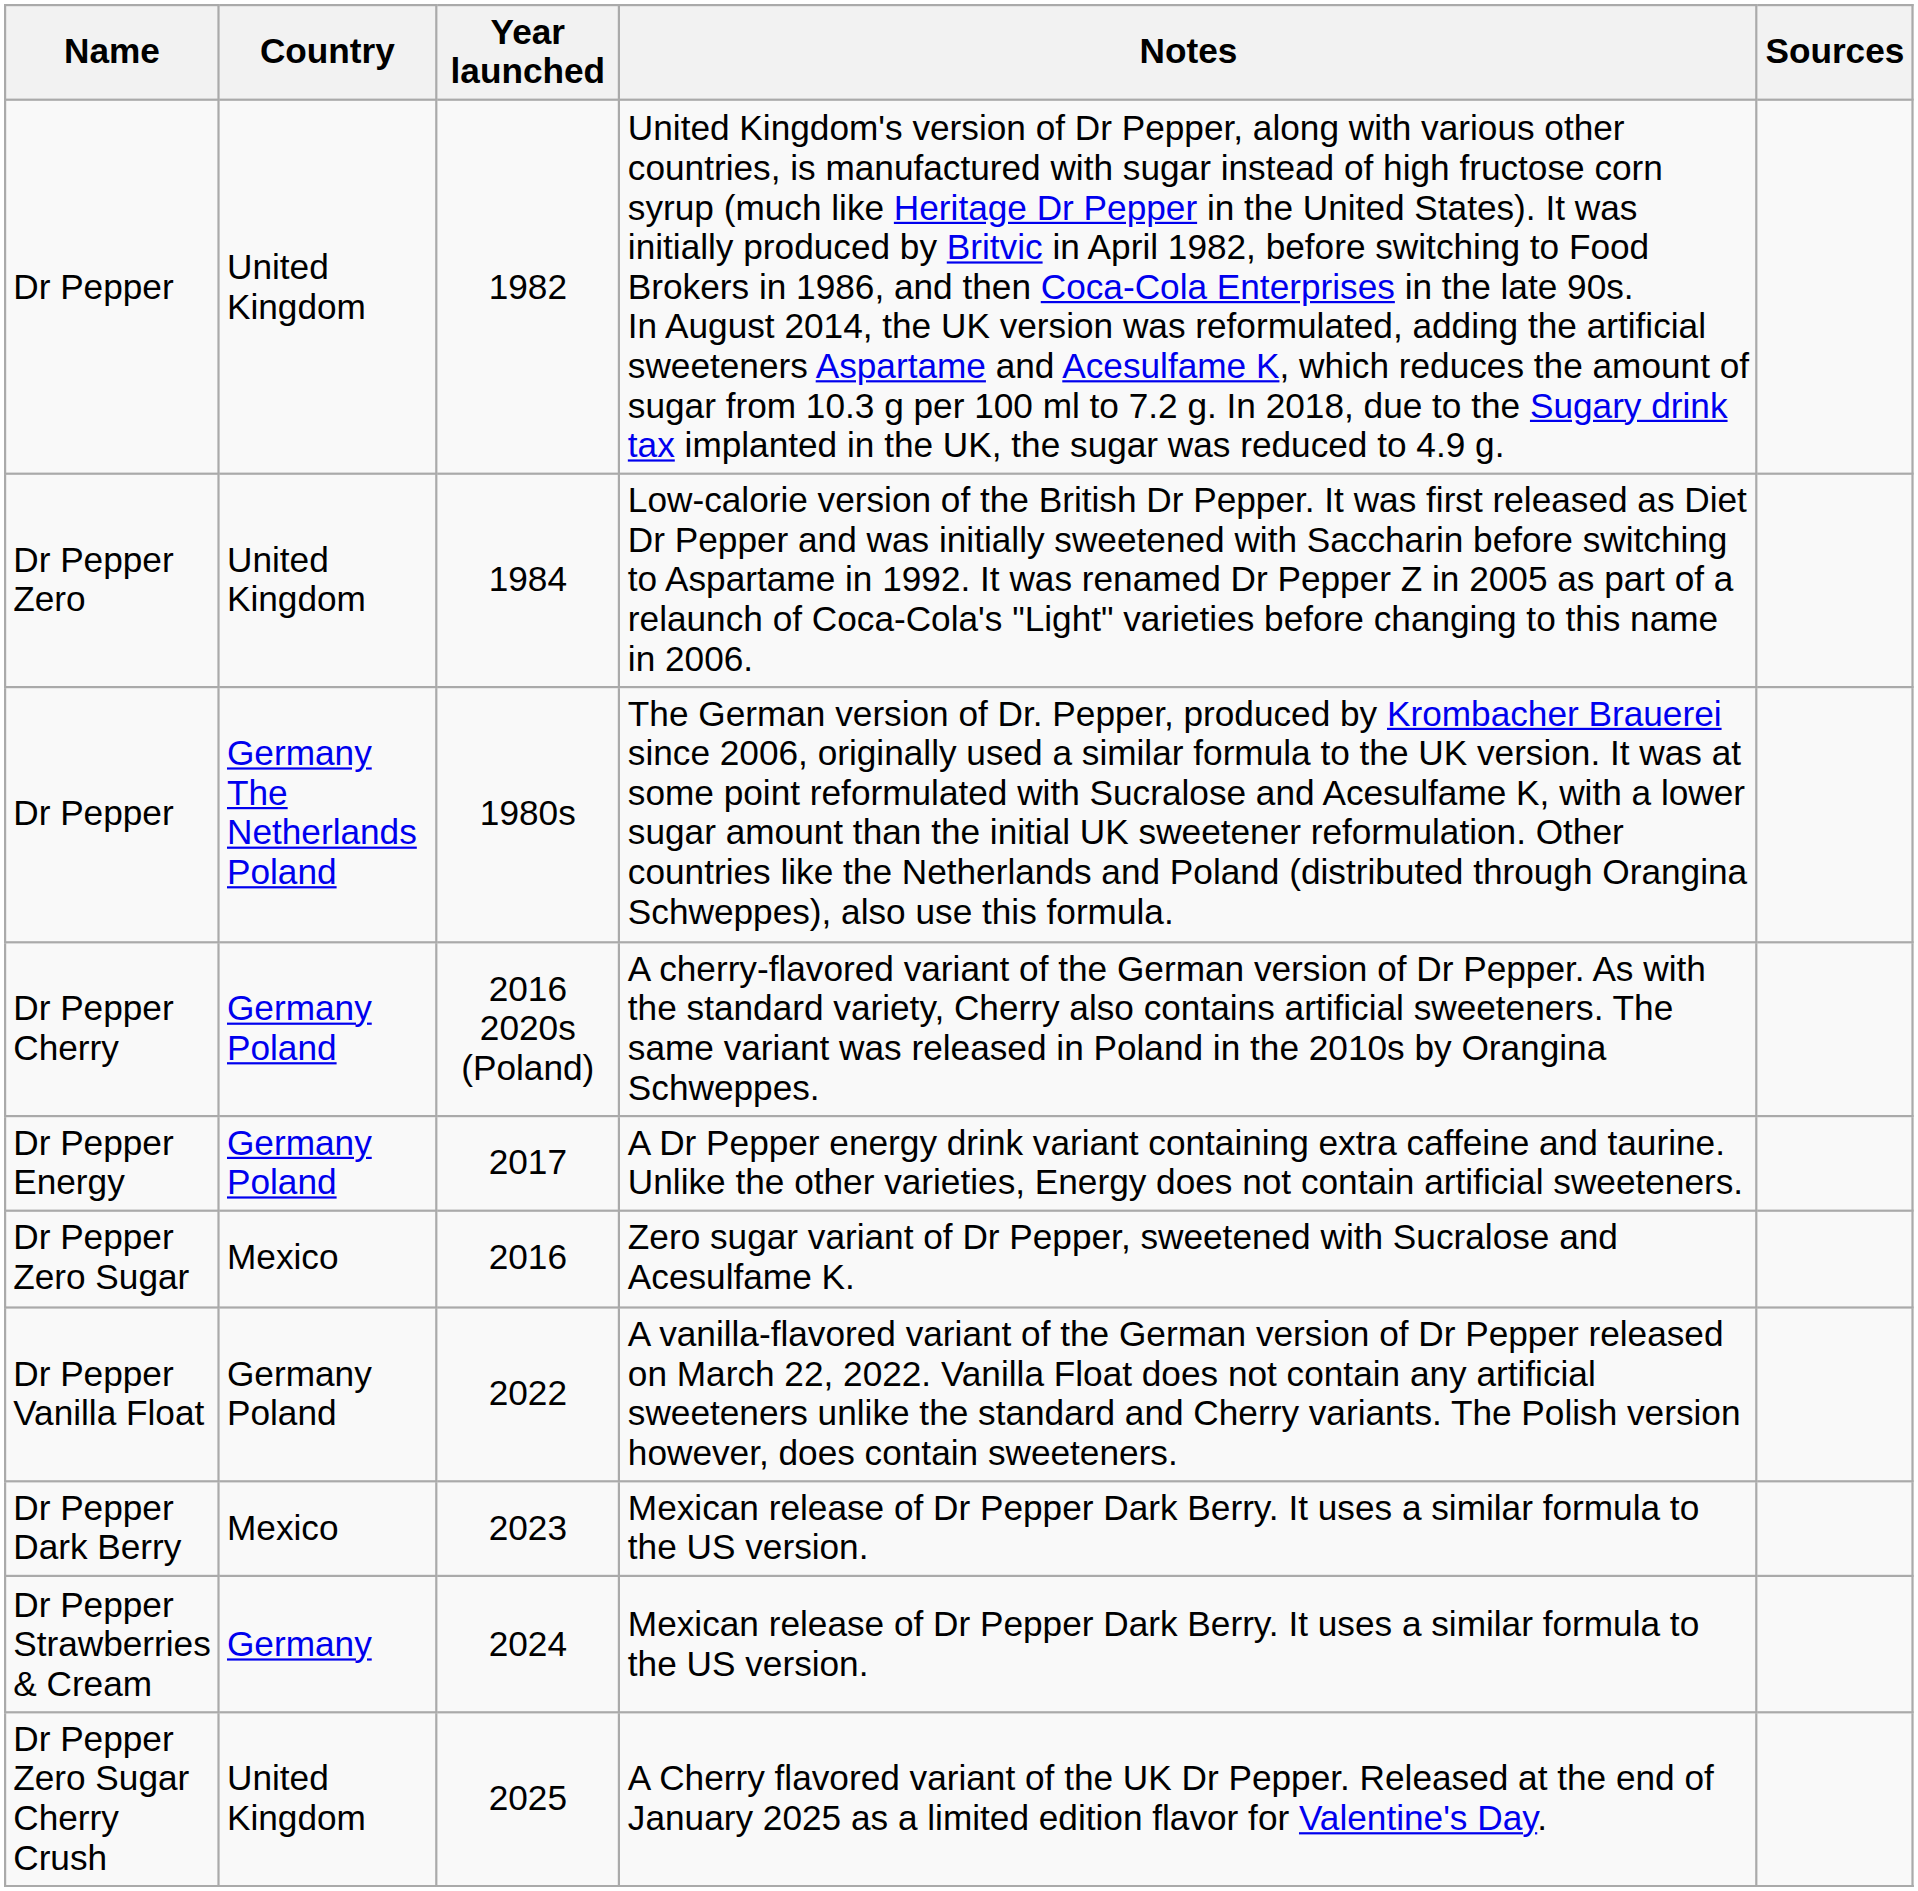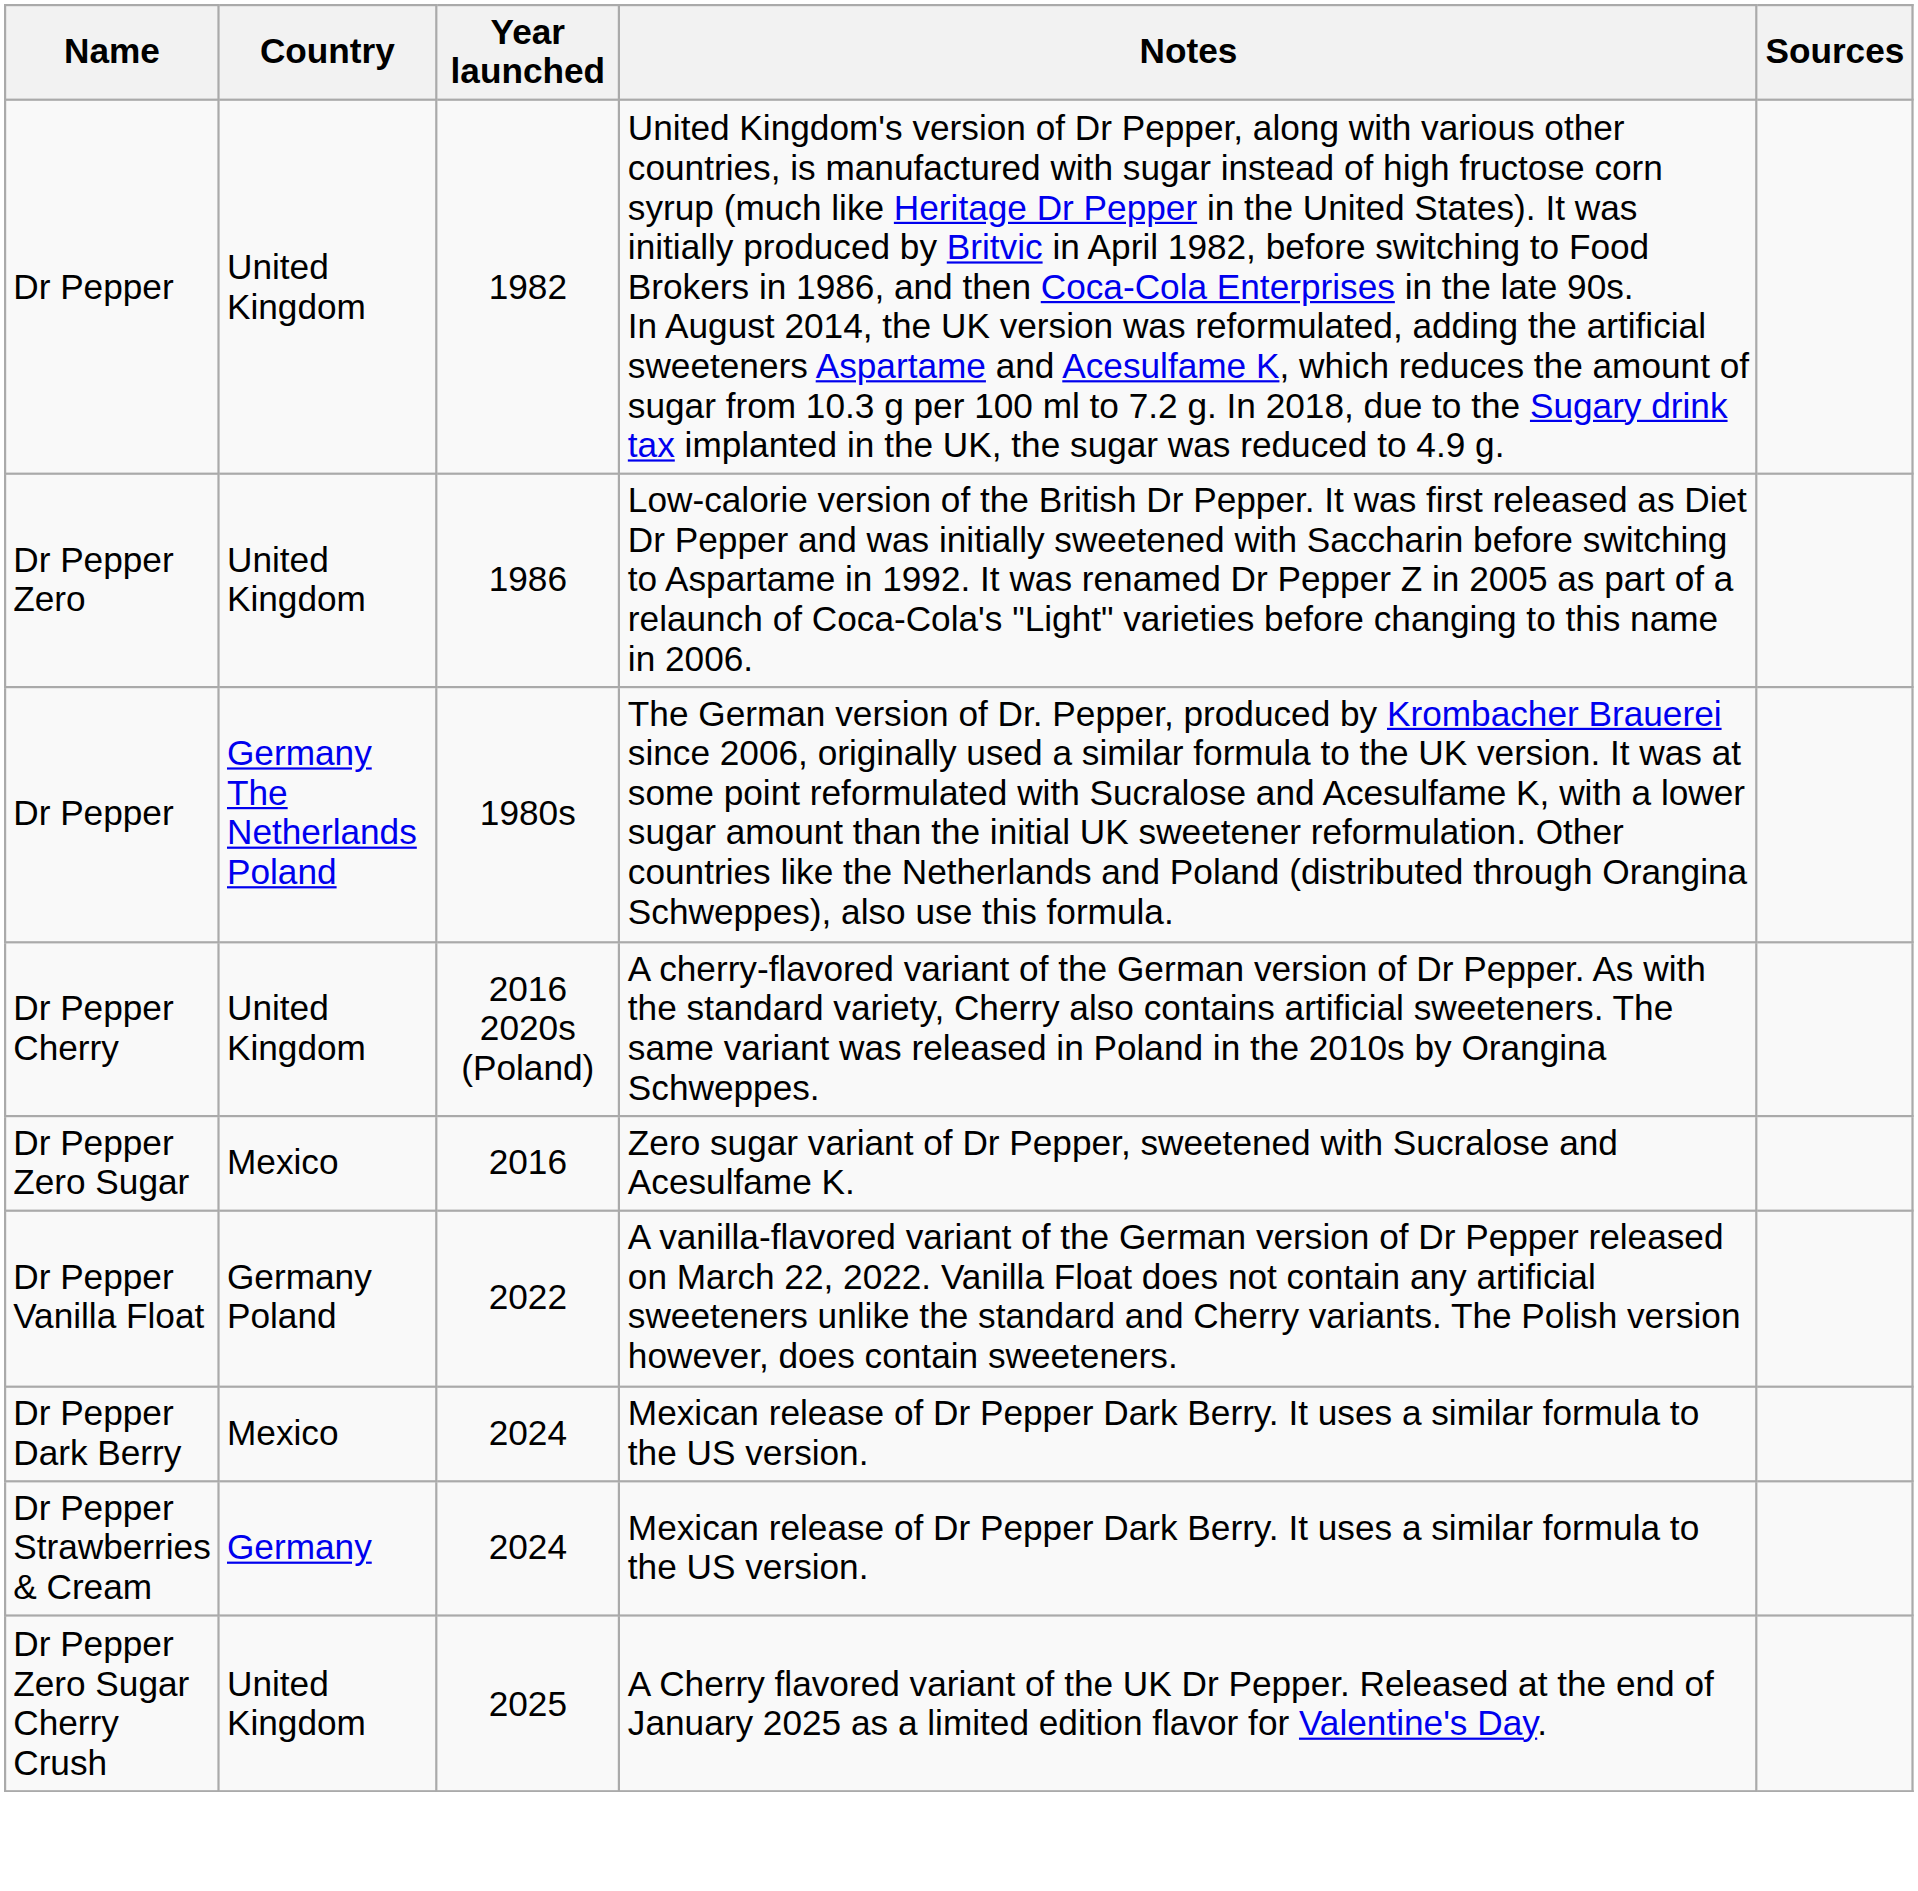(528, 579) 1984 -> (528, 579) 1986
(299, 1027) Germany Poland -> (296, 1027) United Kingdom
- row: (93, 1162)
(528, 1528) 2023 -> (528, 1432) 2024
